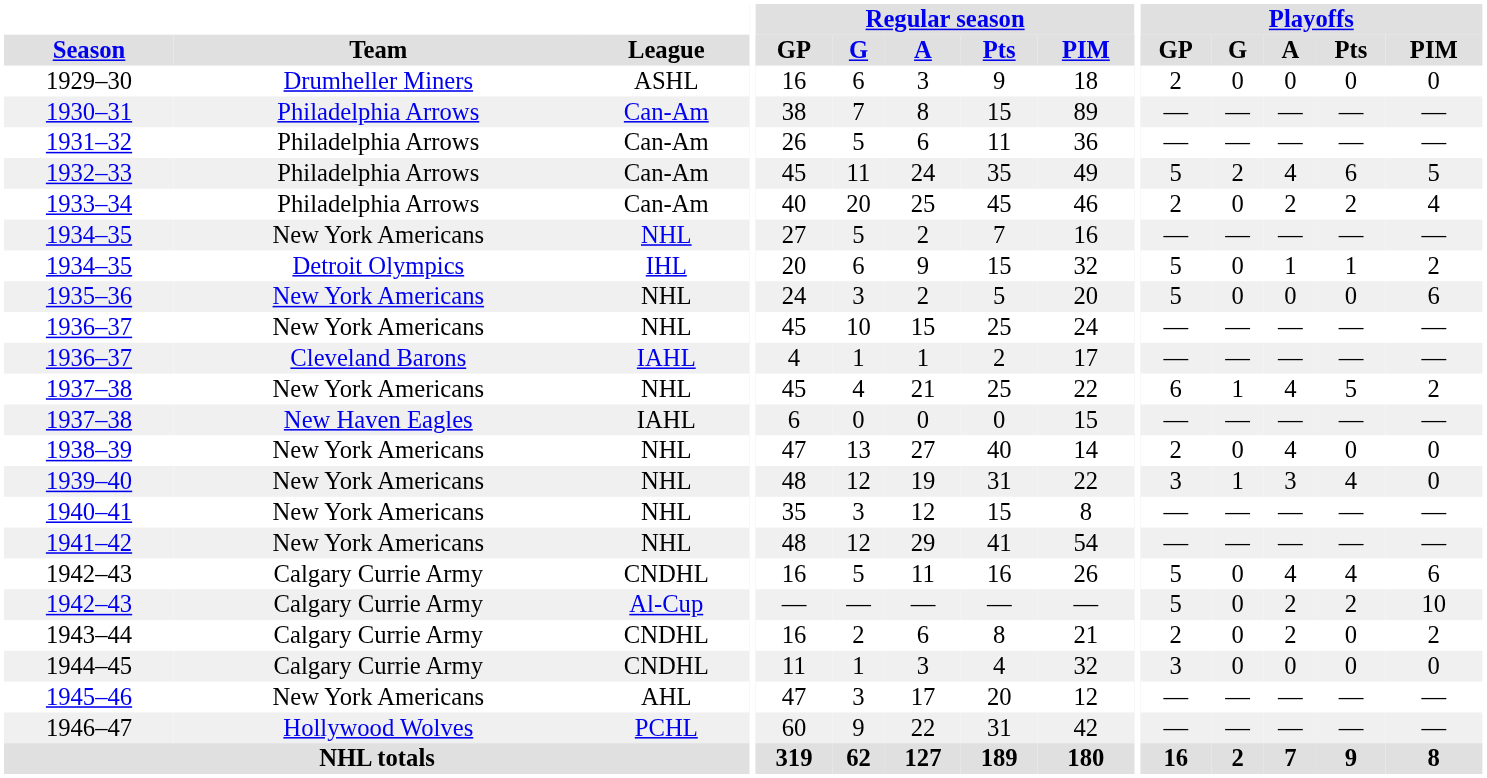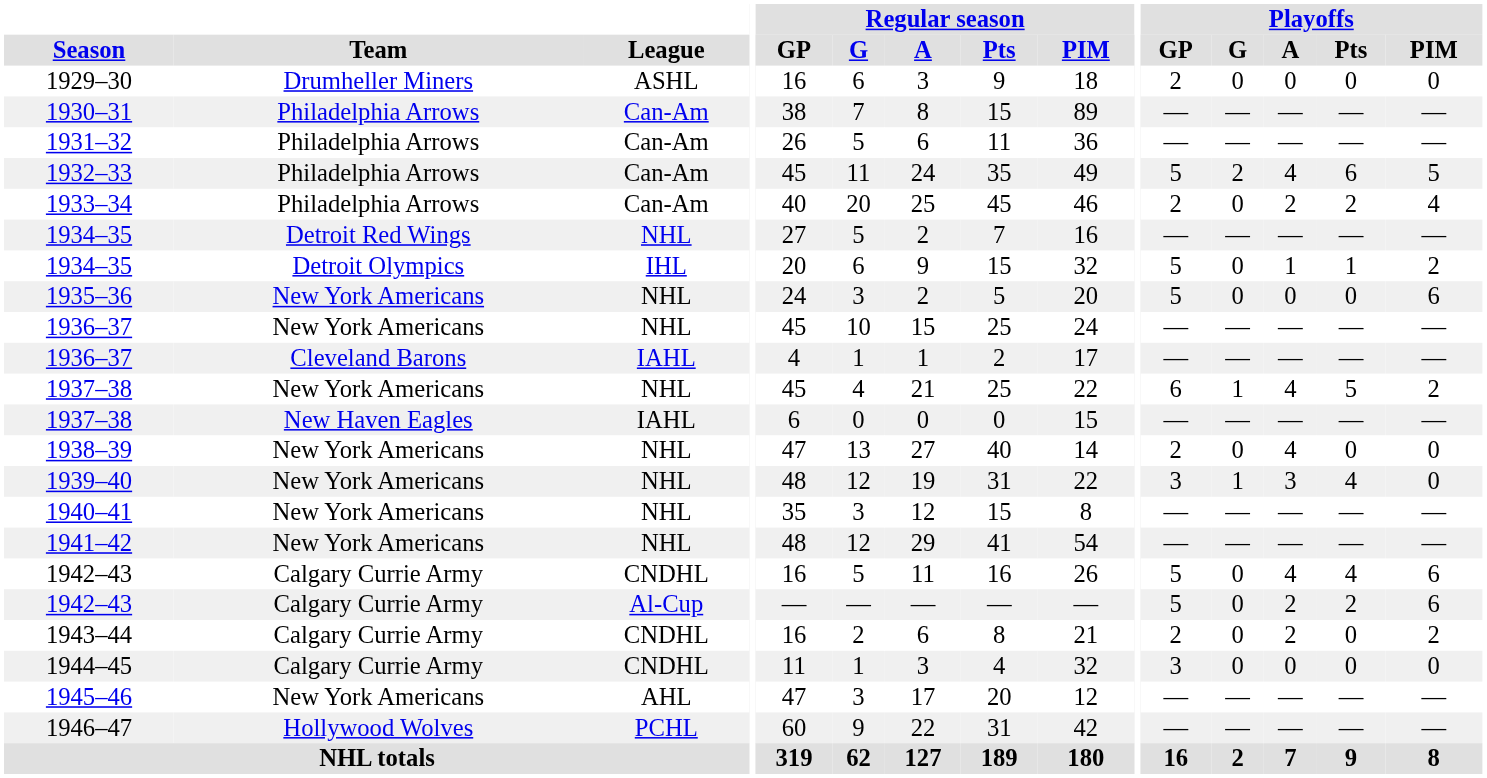(378, 234) New York Americans -> (378, 234) Detroit Red Wings
(1434, 604) 10 -> (1434, 604) 6
